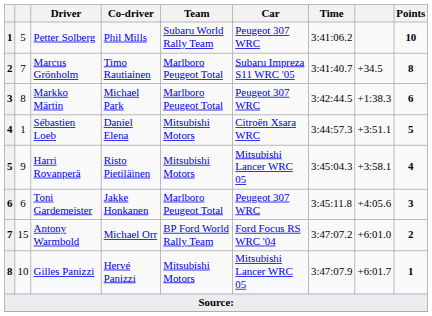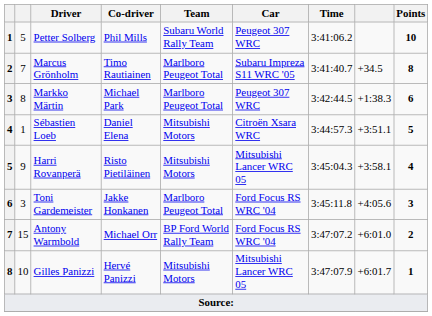(23, 203) 6 -> (23, 203) 3
(262, 203) Peugeot 307 WRC -> (268, 203) Ford Focus RS WRC '04
